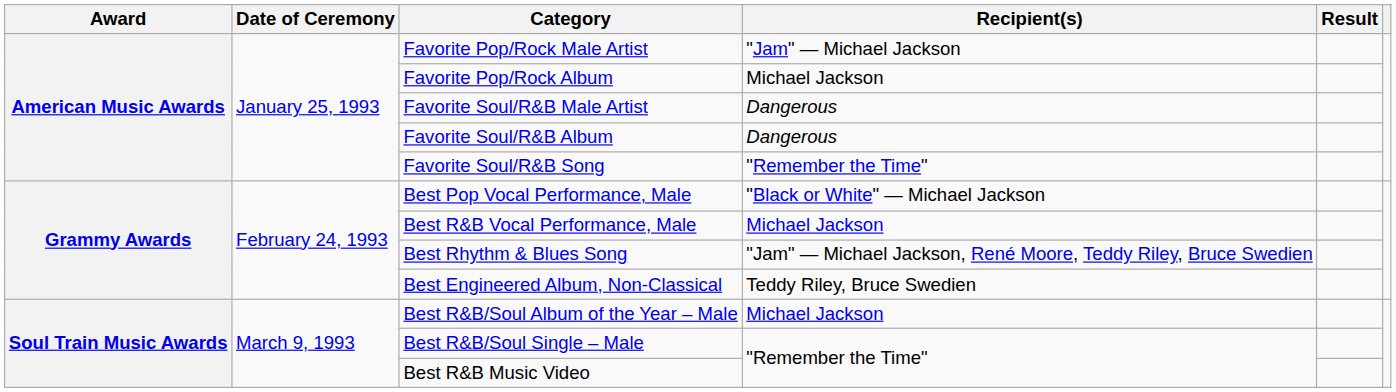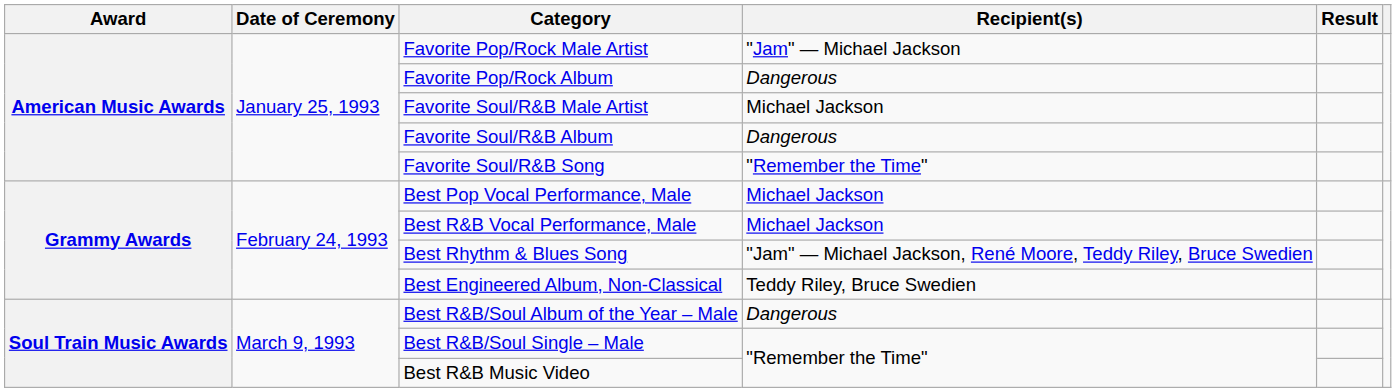(815, 78) Michael Jackson -> (792, 78) Dangerous
(792, 107) Dangerous -> (815, 107) Michael Jackson
(896, 195) "Black or White" — Michael Jackson -> (815, 195) Michael Jackson
(815, 313) Michael Jackson -> (792, 313) Dangerous
